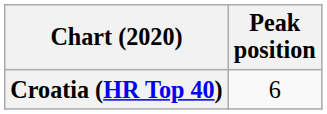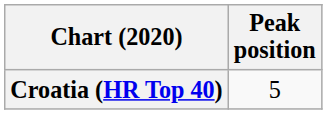(275, 89) 6 -> (275, 89) 5
